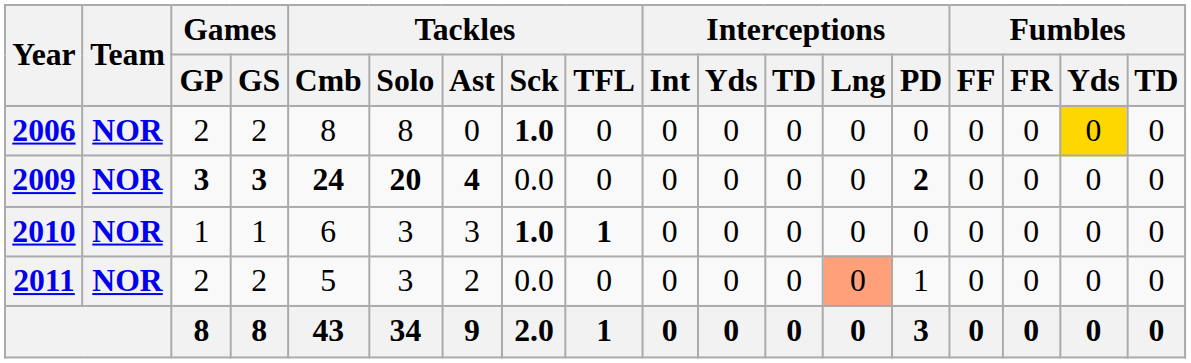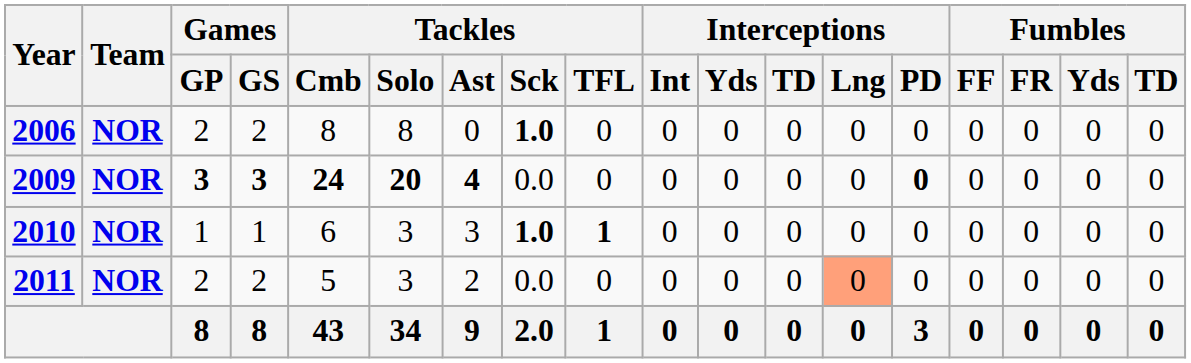(1093, 130) gold background -> (1093, 130) no background
(921, 180) 2 -> (921, 180) 0
(921, 280) 1 -> (921, 280) 0
